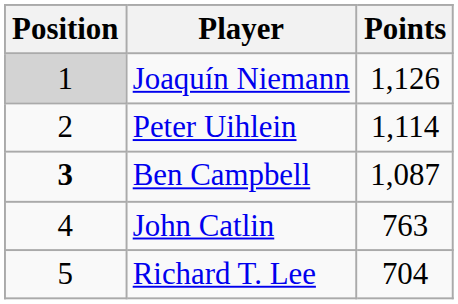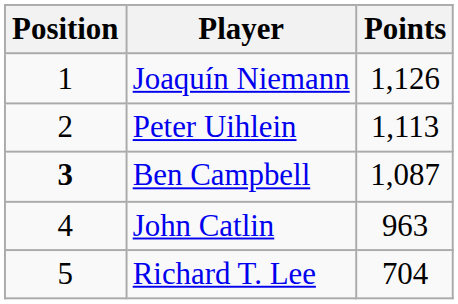(65, 77) lightgrey background -> (65, 77) no background
(405, 126) 1,114 -> (405, 126) 1,113
(405, 224) 763 -> (405, 224) 963
